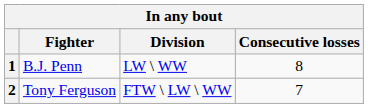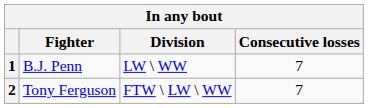(299, 66) 8 -> (299, 66) 7
